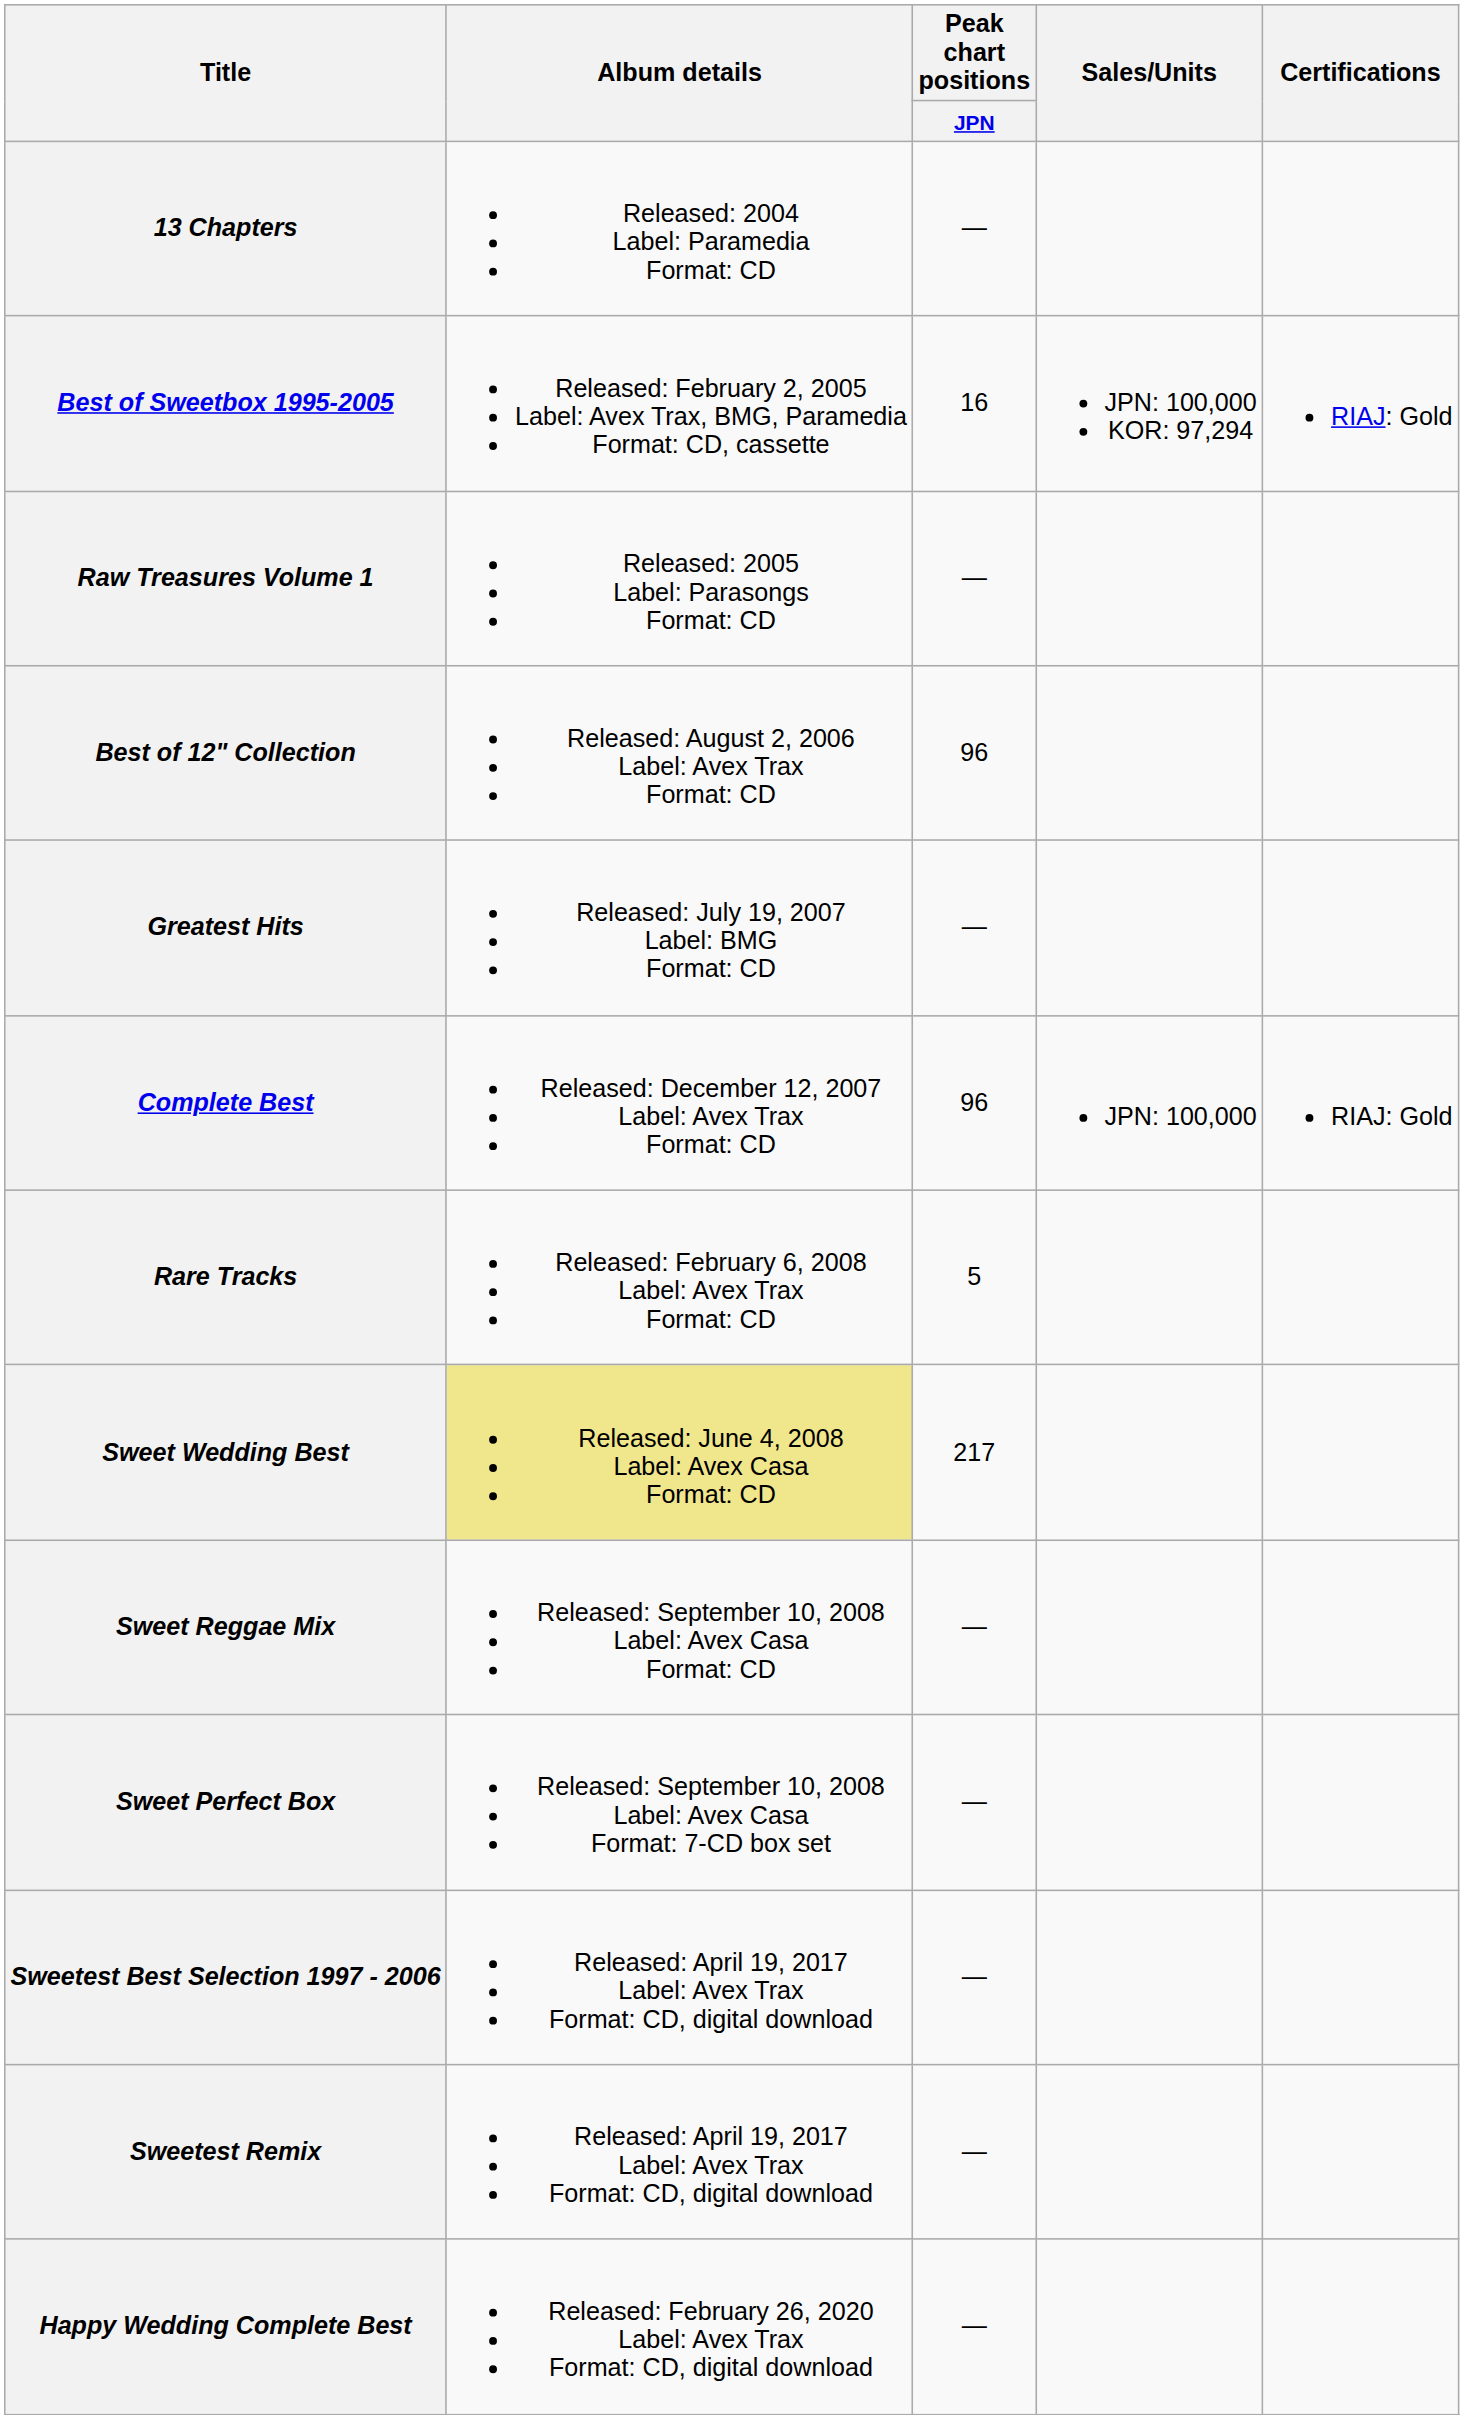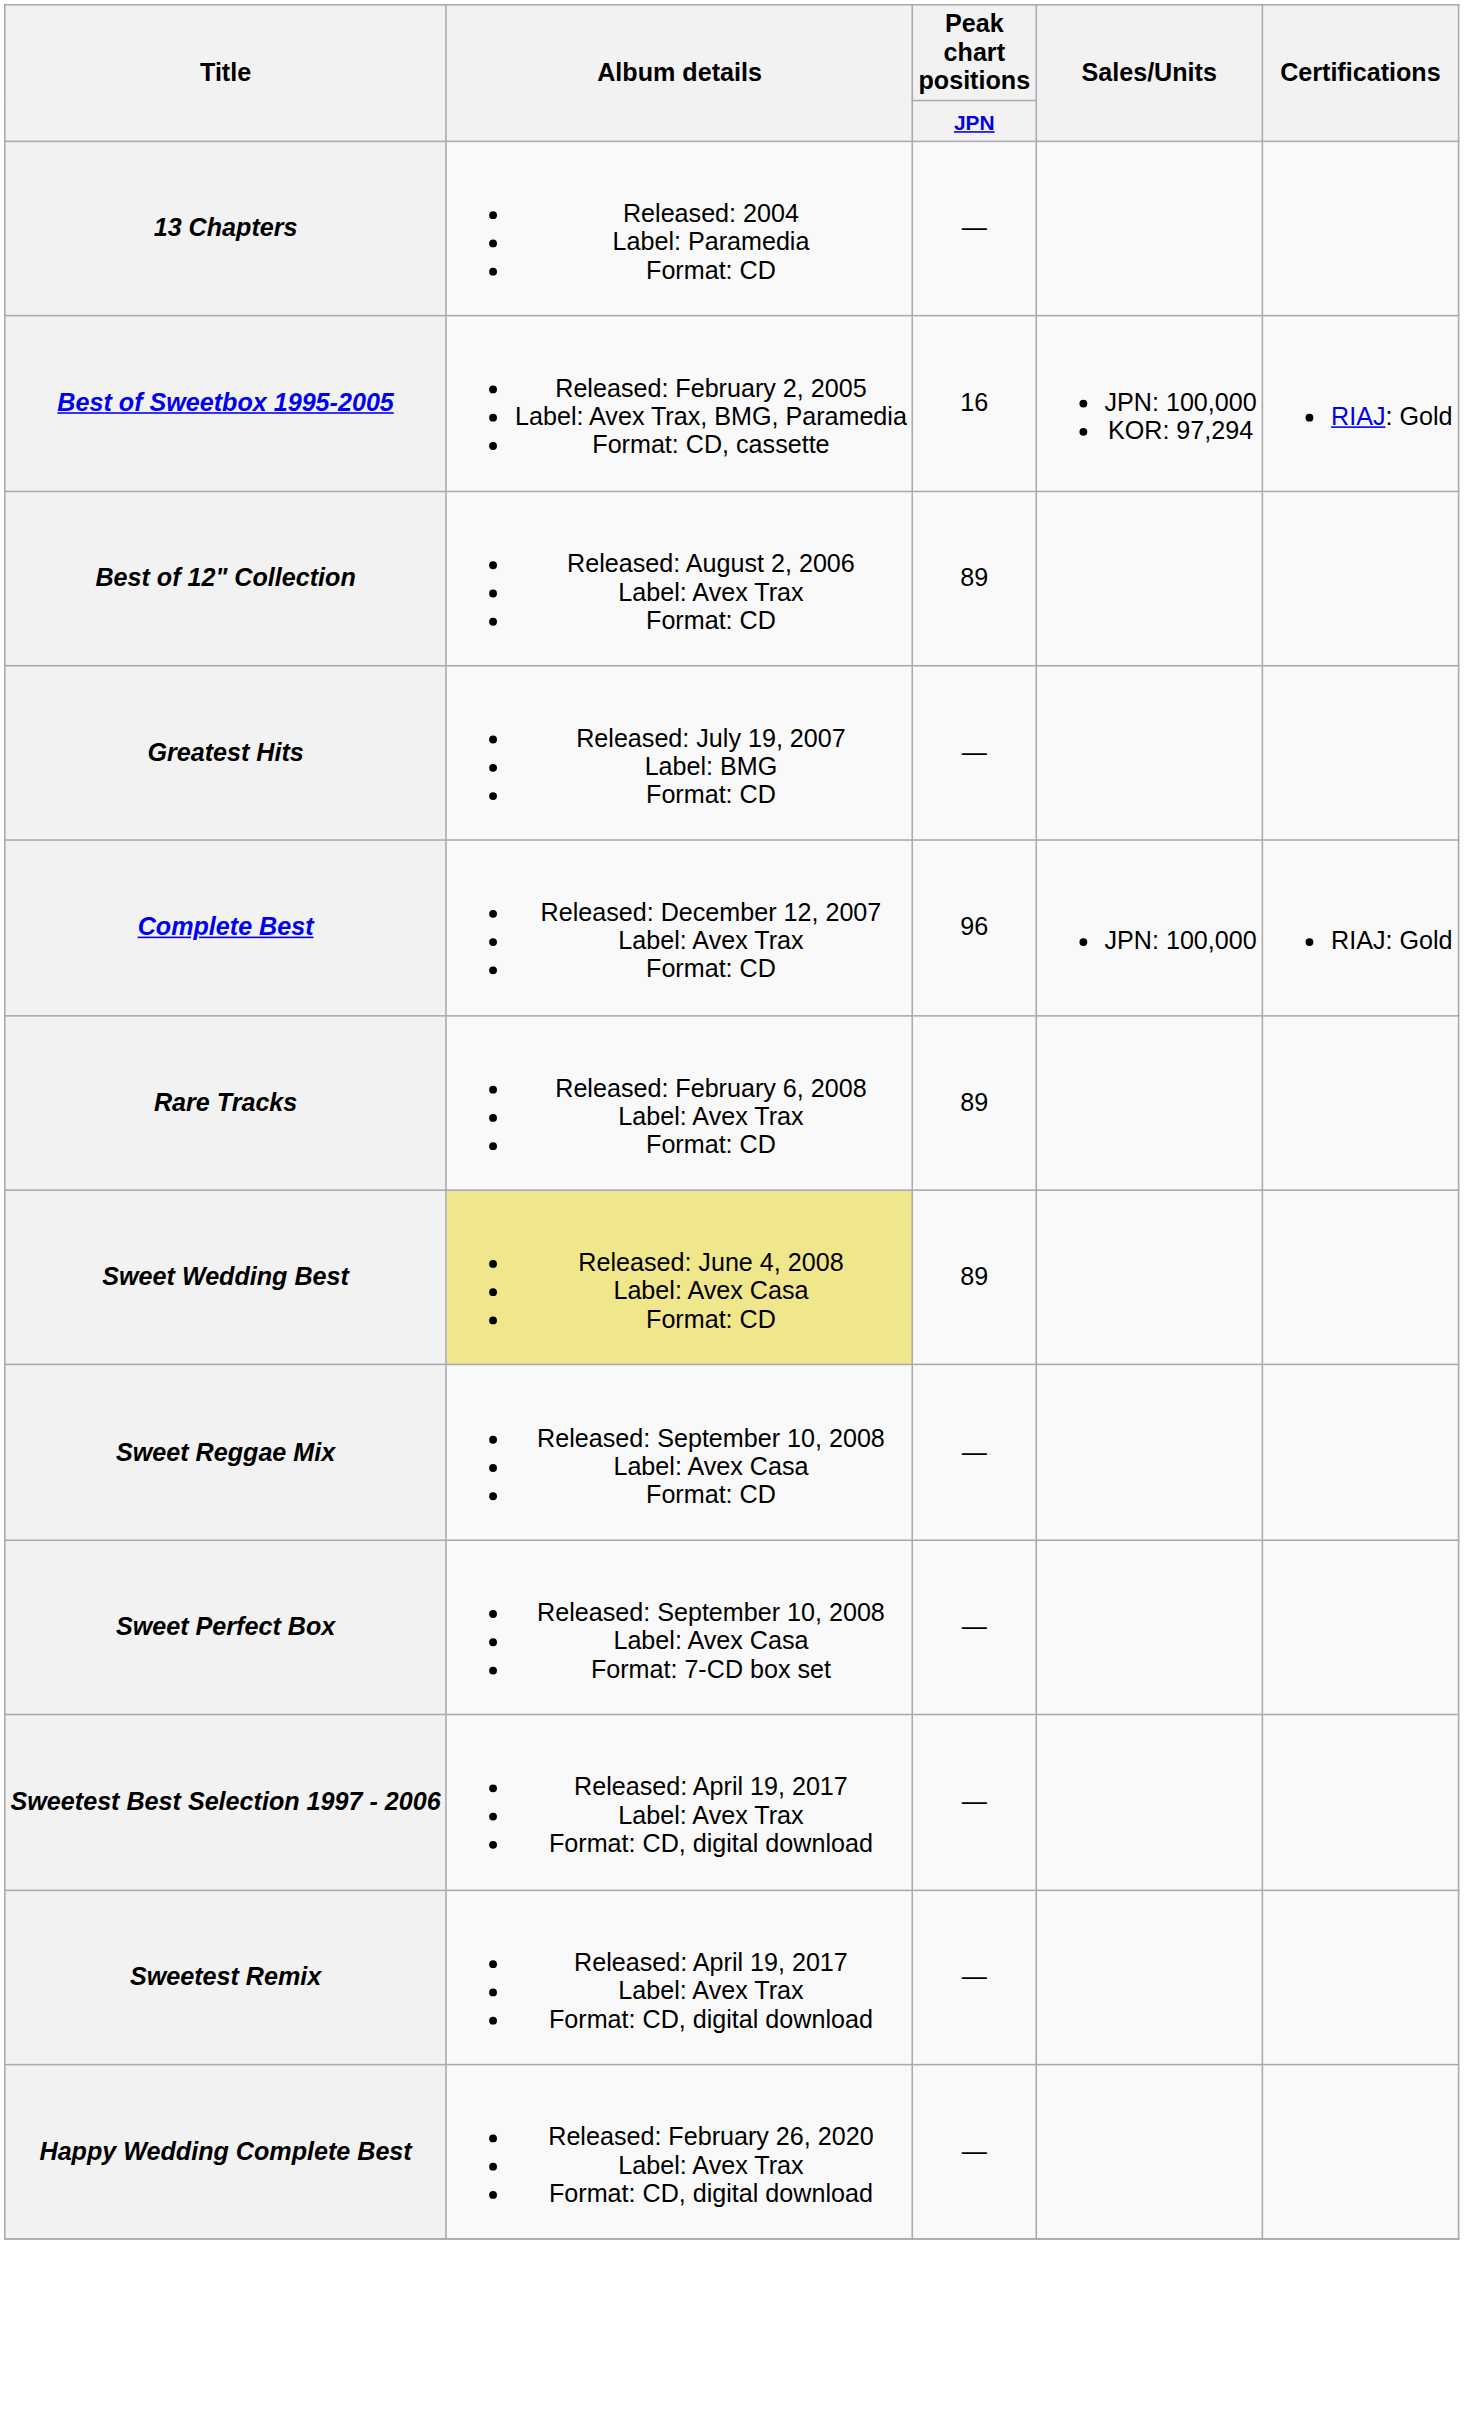- row: (226, 577)
(974, 752) 96 -> (974, 577) 89
(974, 1277) 5 -> (974, 1102) 89
(974, 1452) 217 -> (974, 1277) 89
